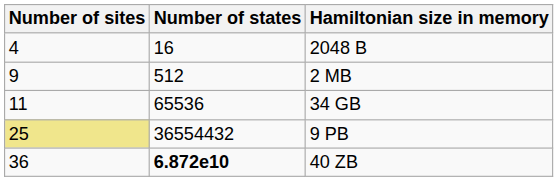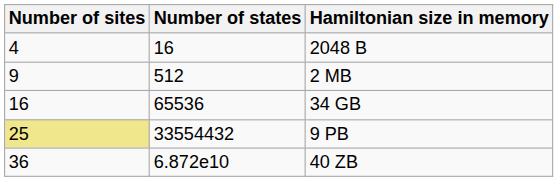(18, 104) 11 -> (19, 104) 16
(194, 133) 36554432 -> (194, 133) 33554432
(191, 162) bold -> (191, 162) normal
